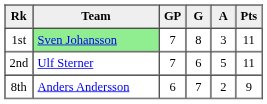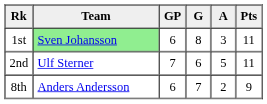(173, 39) 7 -> (173, 39) 6
